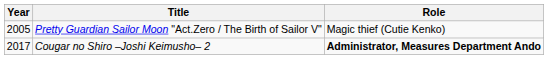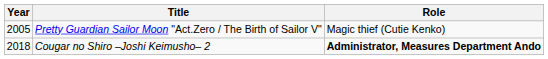(19, 46) 2017 -> (19, 46) 2018
